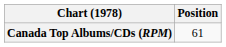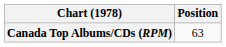(198, 32) 61 -> (198, 32) 63
